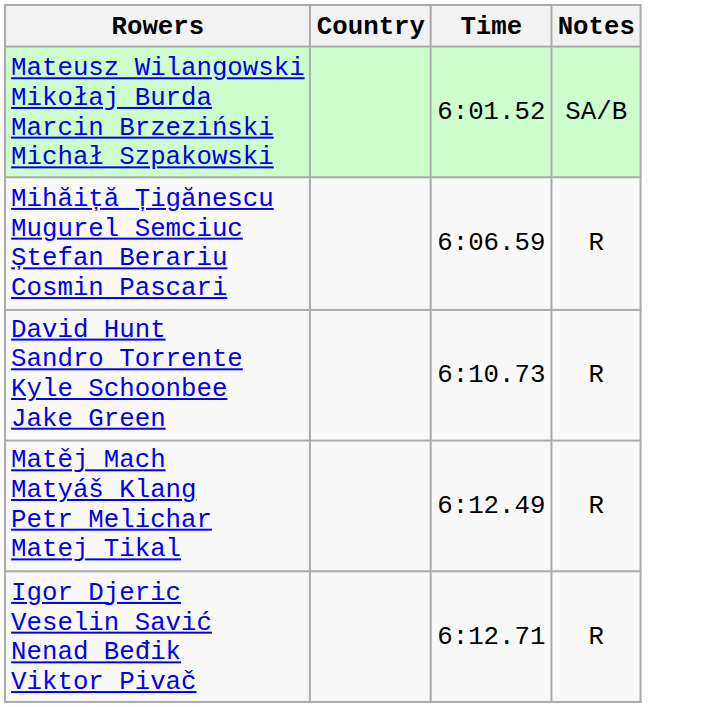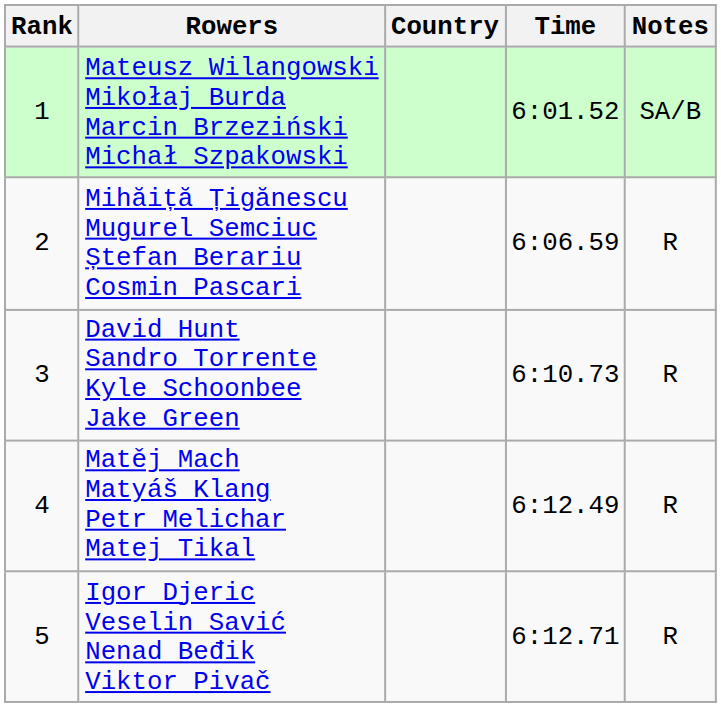+ column: (42, 26)
